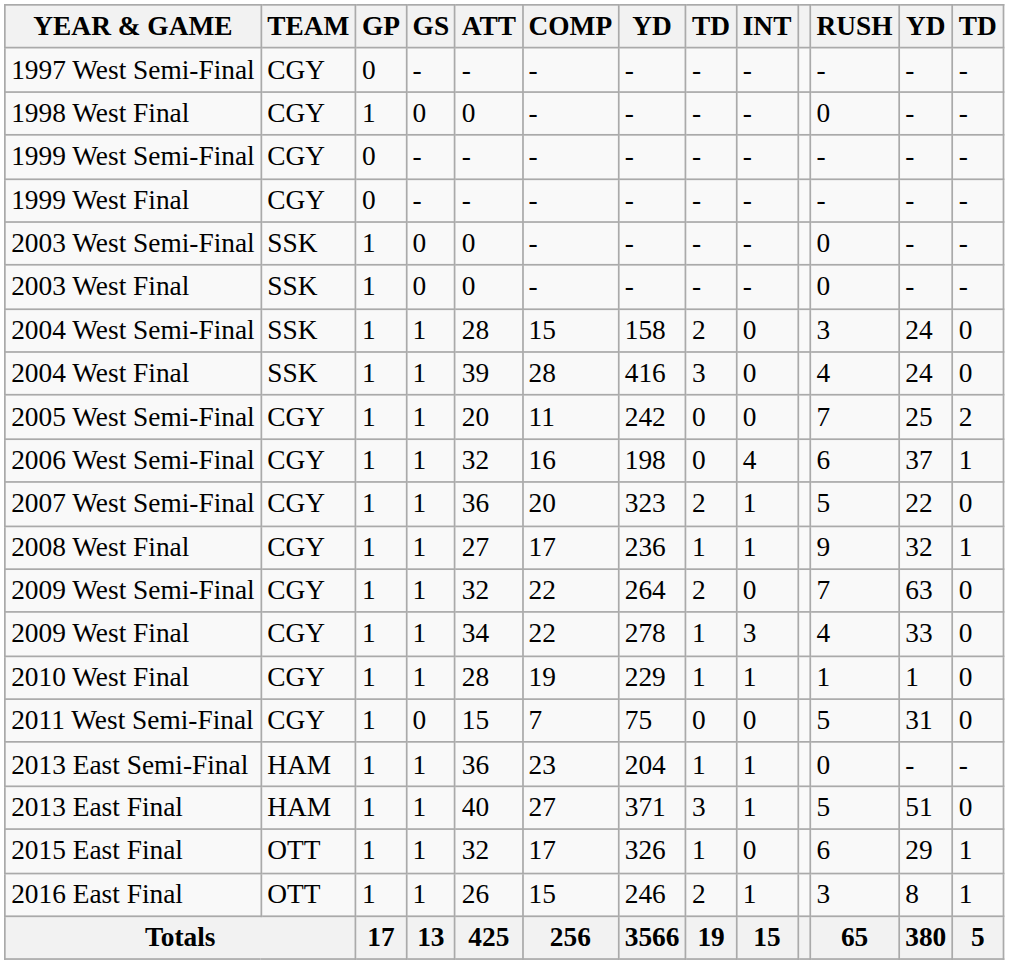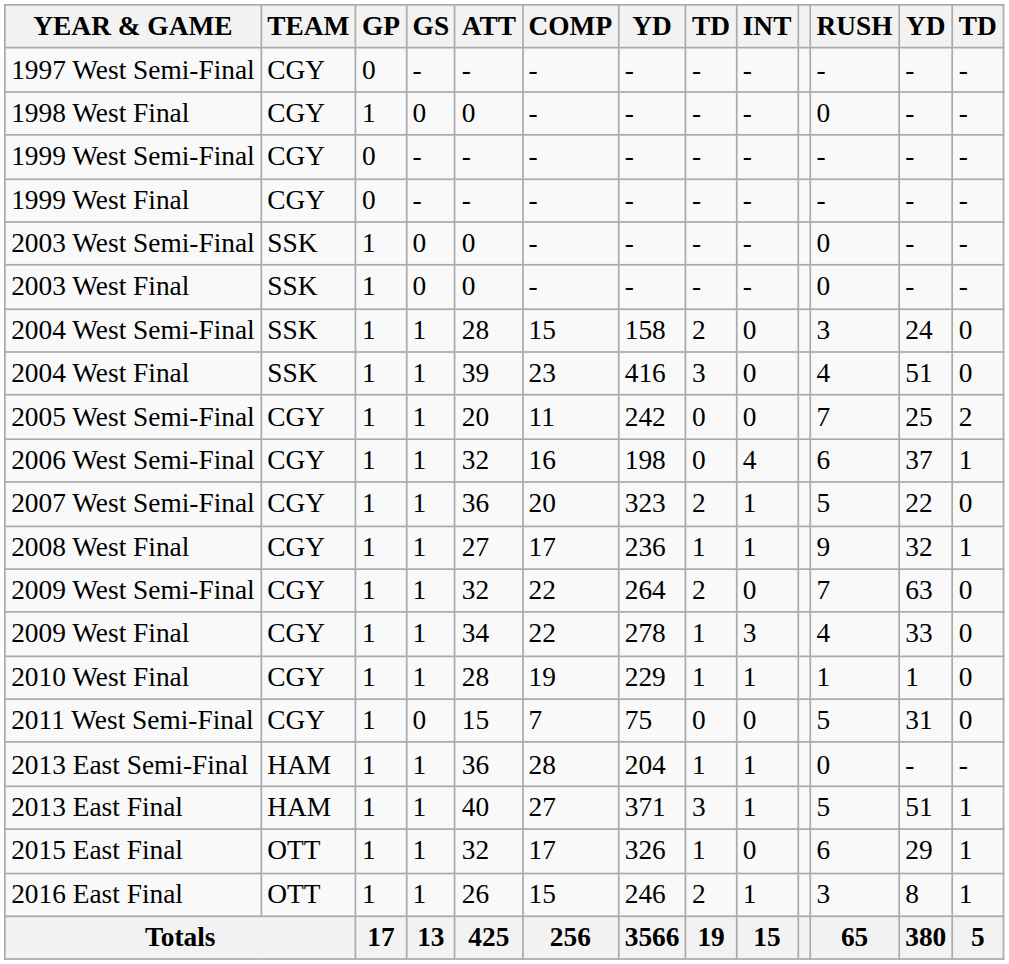(542, 373) 28 -> (542, 373) 23
(919, 373) 24 -> (919, 373) 51
(542, 763) 23 -> (542, 763) 28
(966, 807) 0 -> (966, 807) 1
